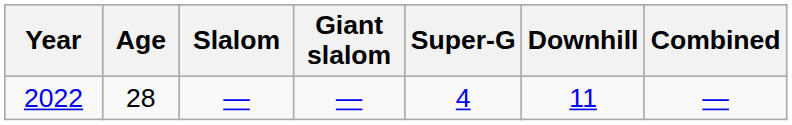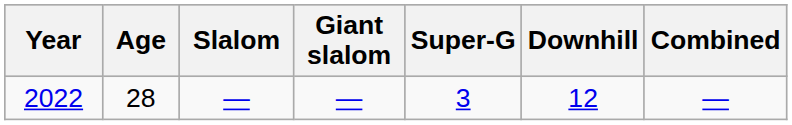(463, 97) 4 -> (463, 97) 3
(583, 97) 11 -> (583, 97) 12
